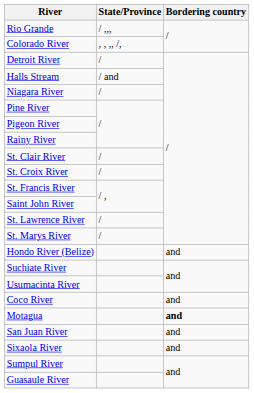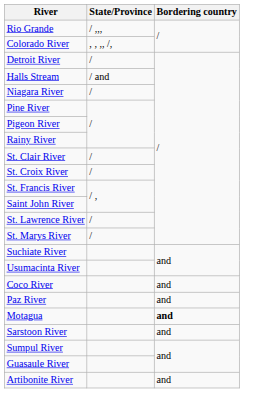- row: (50, 252)
+ row: (26, 300)
- row: (37, 332)
+ row: (37, 332)
- row: (34, 348)
+ row: (40, 380)
